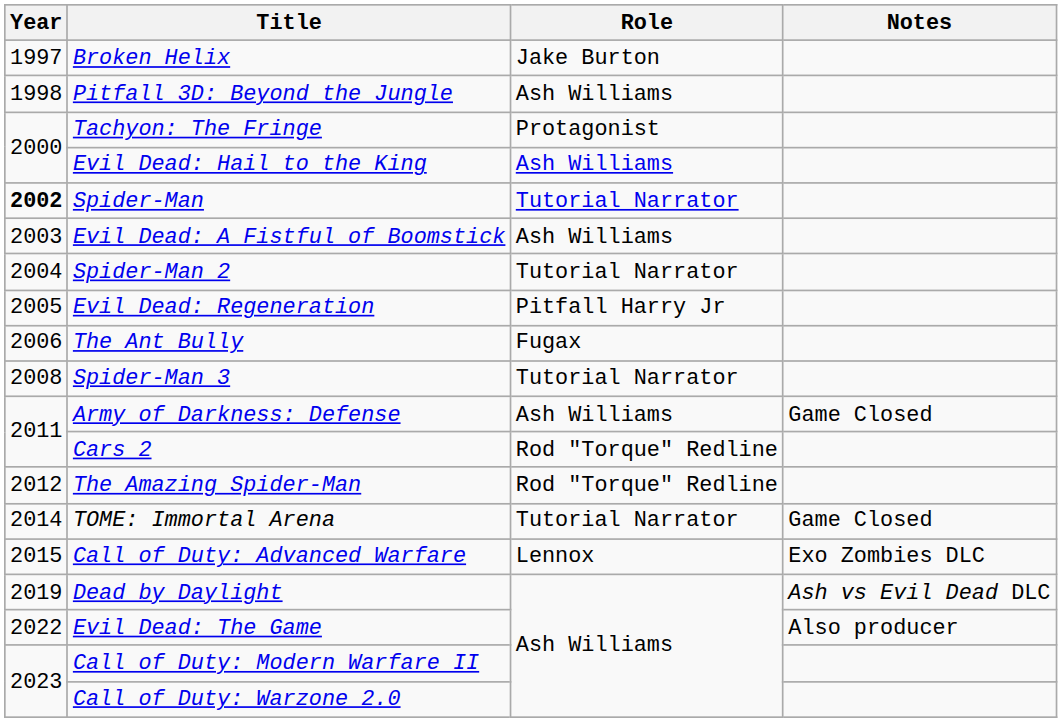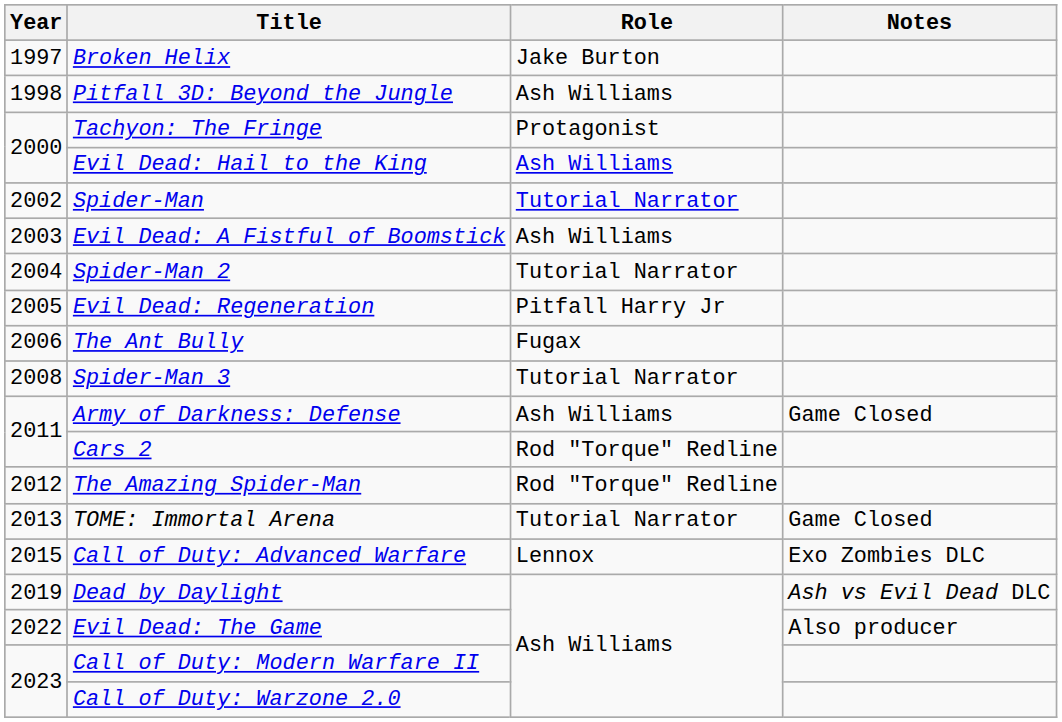(36, 201) bold -> (36, 201) normal
(36, 521) 2014 -> (36, 521) 2013
